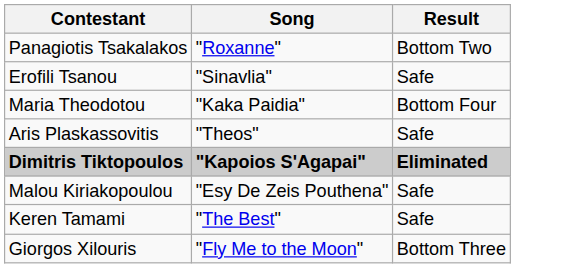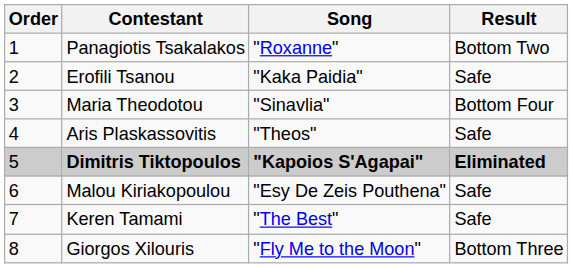+ column: (33, 19)
(234, 76) "Sinavlia" -> (308, 76) "Kaka Paidia"
(250, 105) "Kaka Paidia" -> (291, 105) "Sinavlia"
